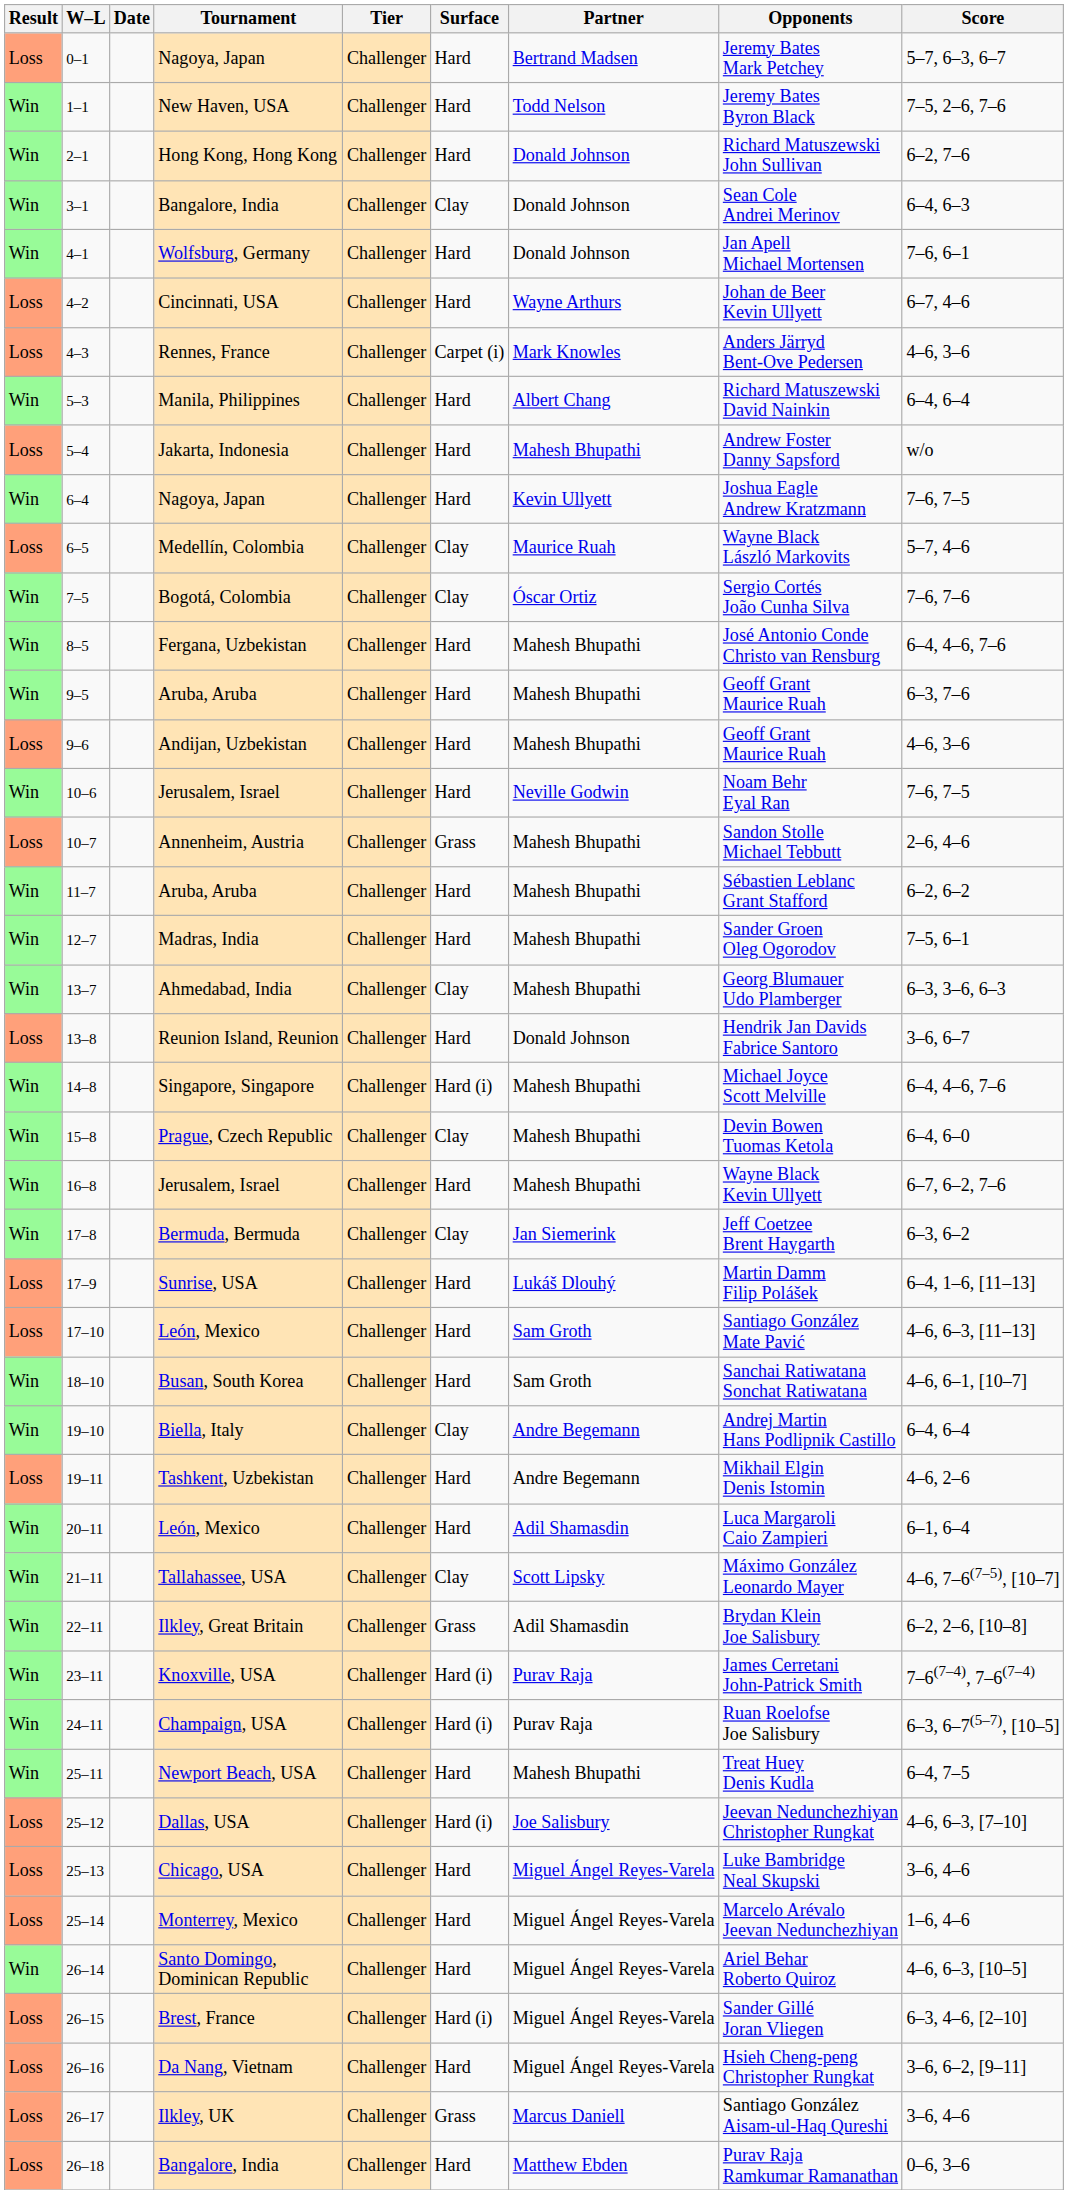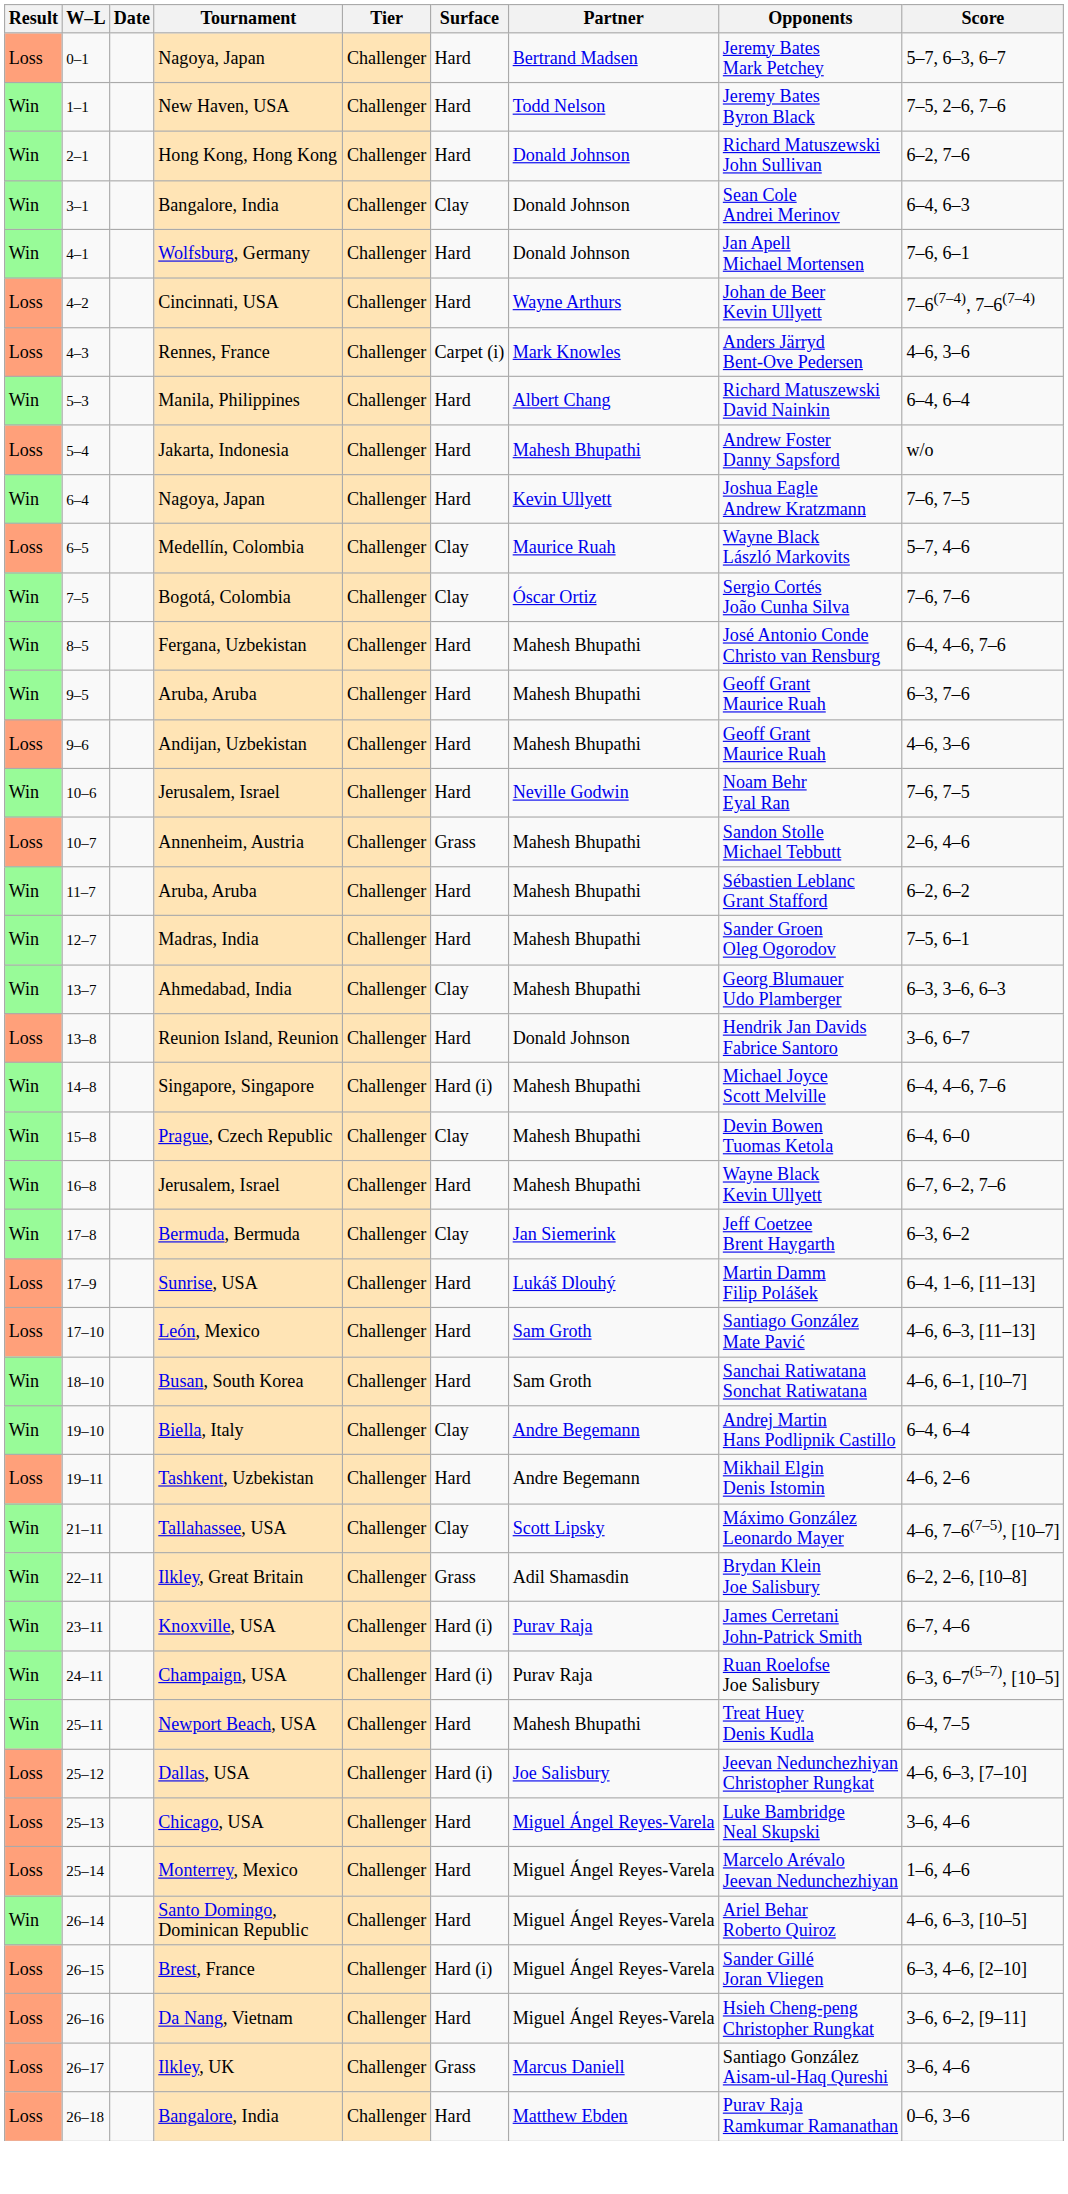(938, 302) 6–7, 4–6 -> (971, 302) 7–6(7–4), 7–6(7–4)
- row: (85, 1529)
(971, 1675) 7–6(7–4), 7–6(7–4) -> (938, 1626) 6–7, 4–6
